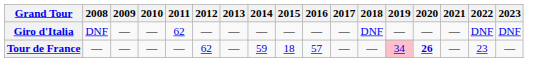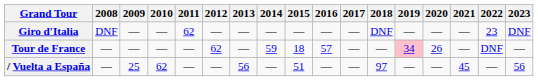(482, 31) DNF -> (492, 31) 23
(427, 48) bold -> (437, 48) normal
(482, 48) 23 -> (492, 48) DNF
+ row: (48, 66)
